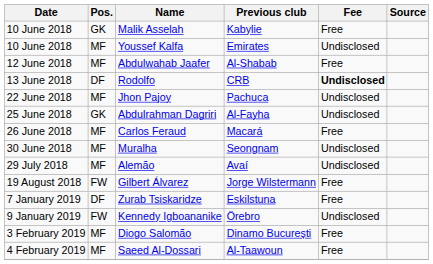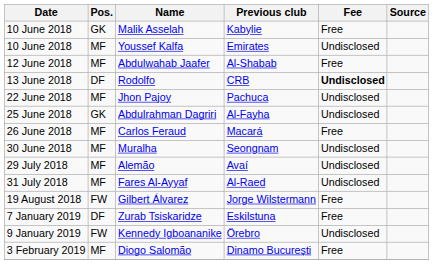+ row: (153, 183)
- row: (159, 251)
